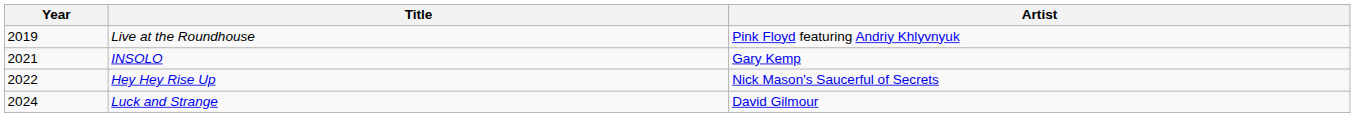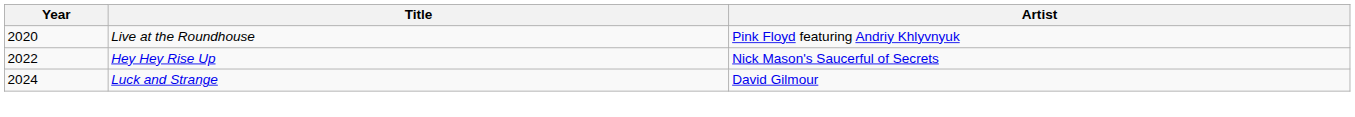(23, 36) 2019 -> (23, 36) 2020
- row: (137, 58)
